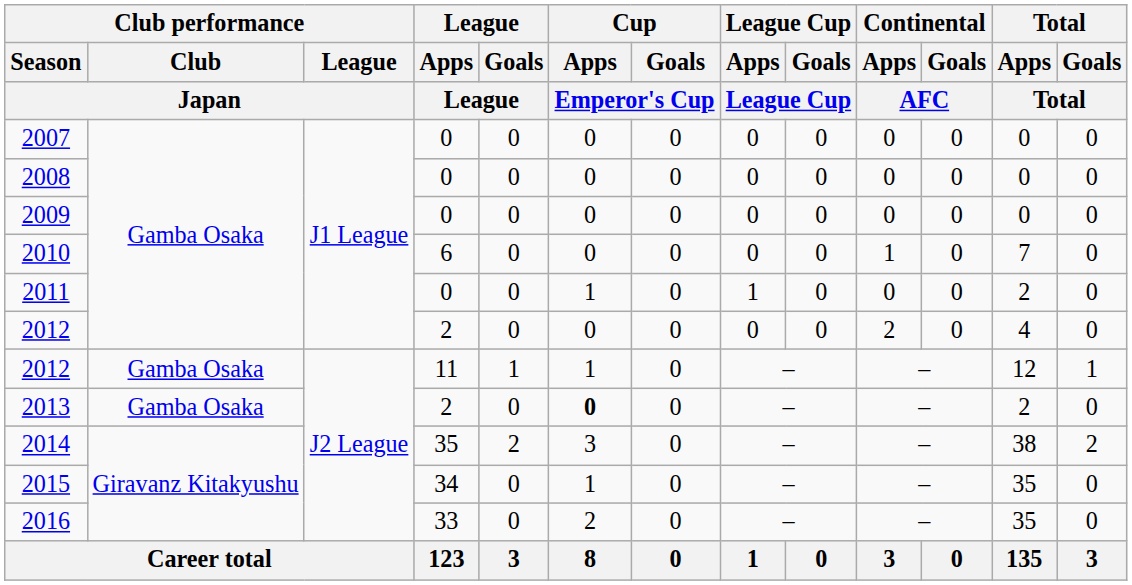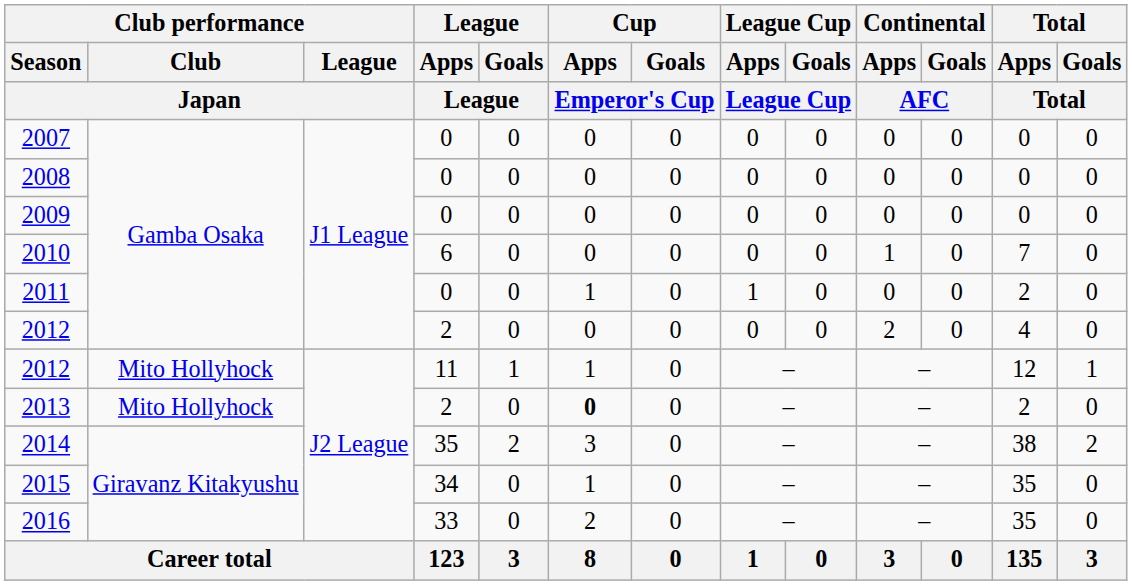(196, 368) Gamba Osaka -> (196, 368) Mito Hollyhock
(196, 406) Gamba Osaka -> (196, 406) Mito Hollyhock
